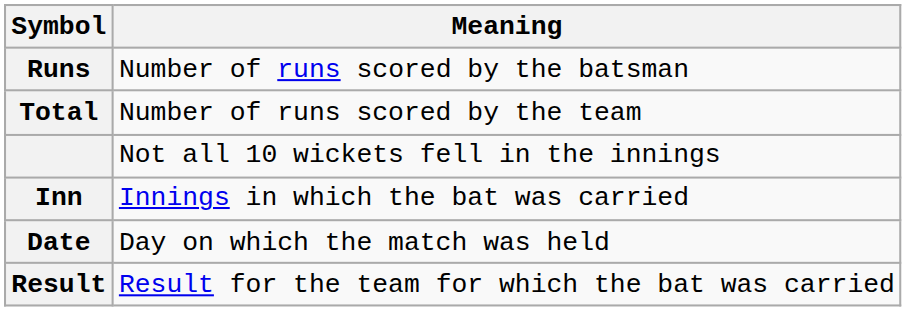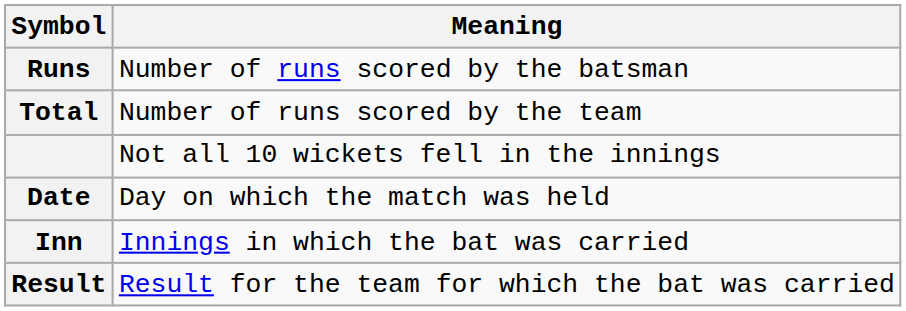rows swapped: (59, 199) <-> (59, 242)
